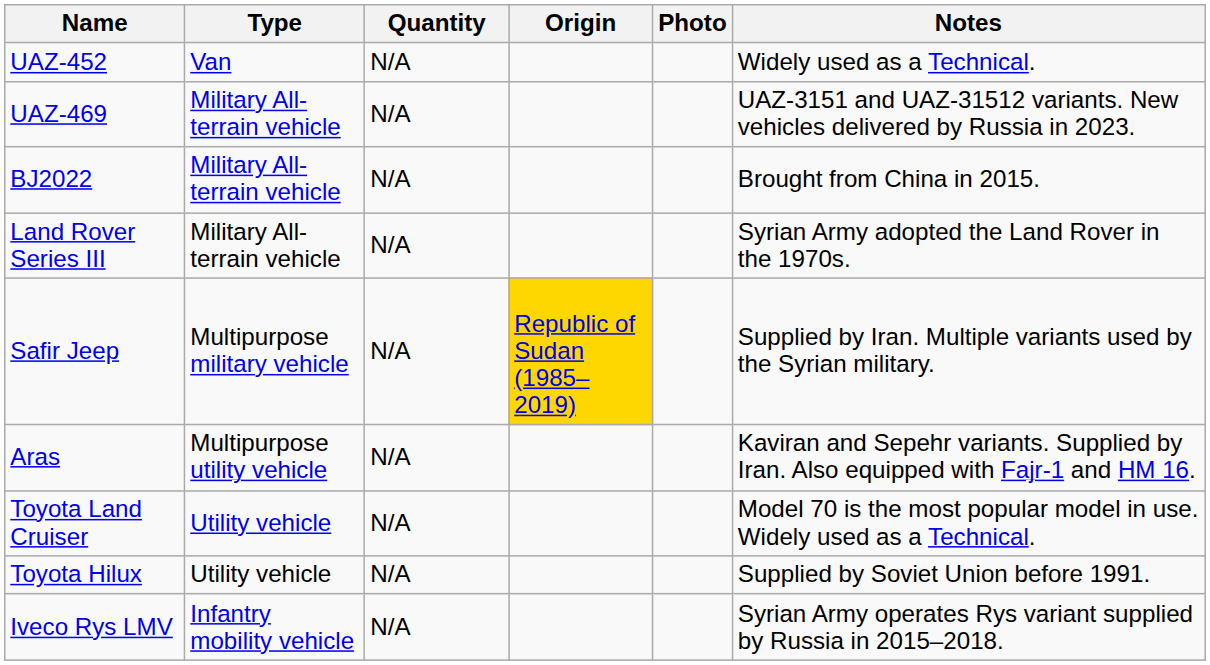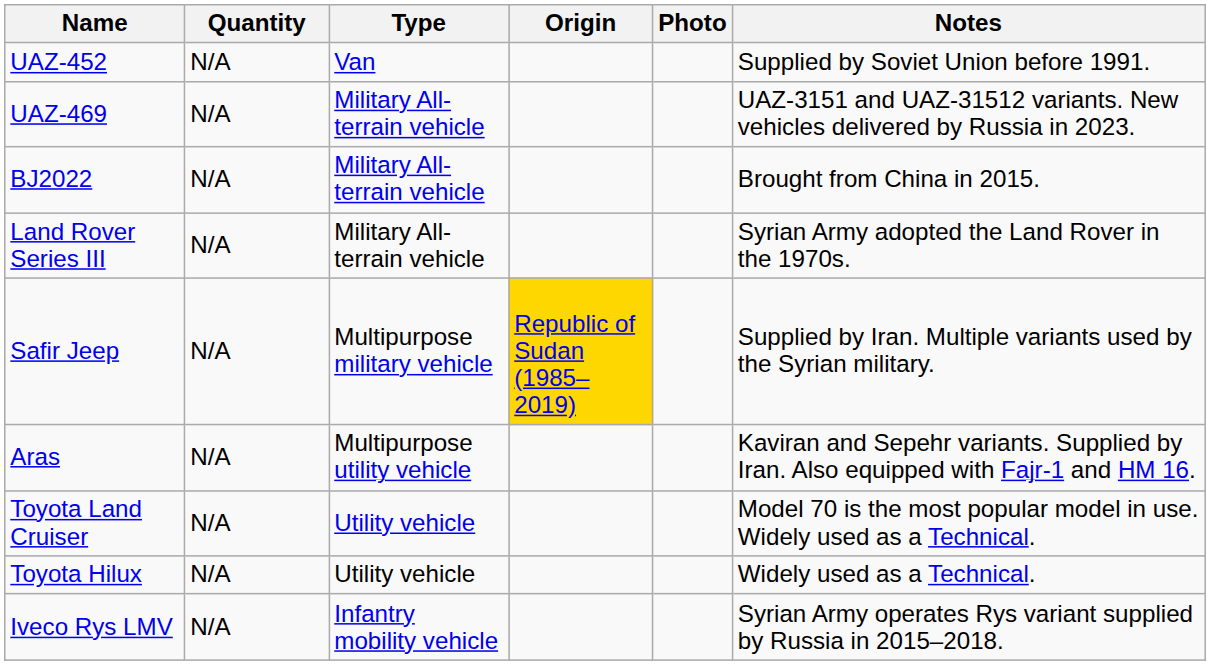columns swapped: (275, 23) <-> (437, 23)
(887, 61) Widely used as a Technical. -> (944, 61) Supplied by Soviet Union before 1991.
(944, 574) Supplied by Soviet Union before 1991. -> (887, 574) Widely used as a Technical.
